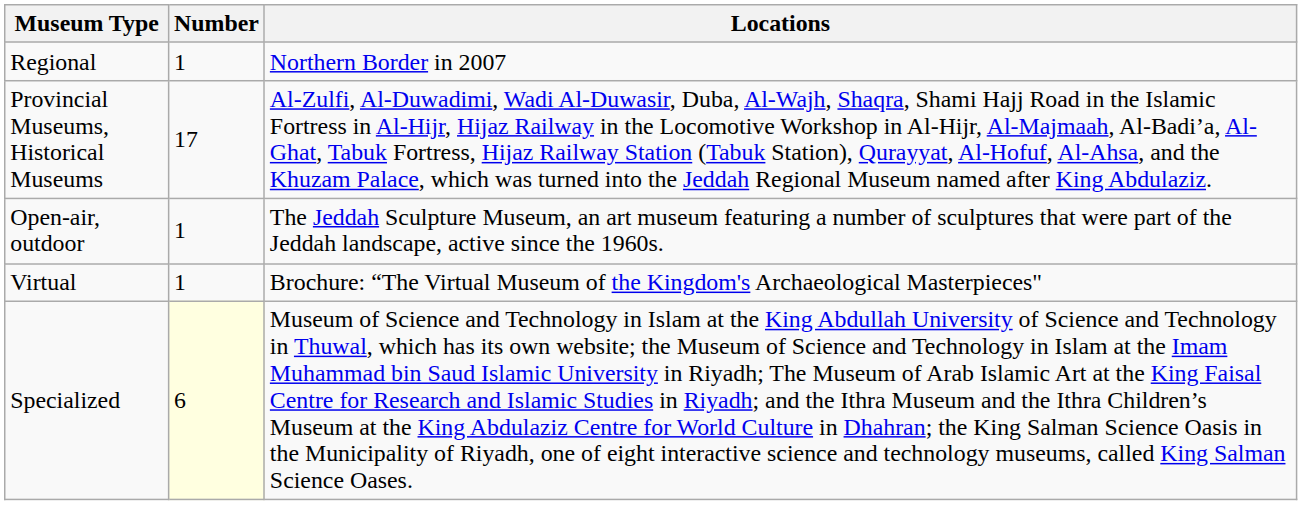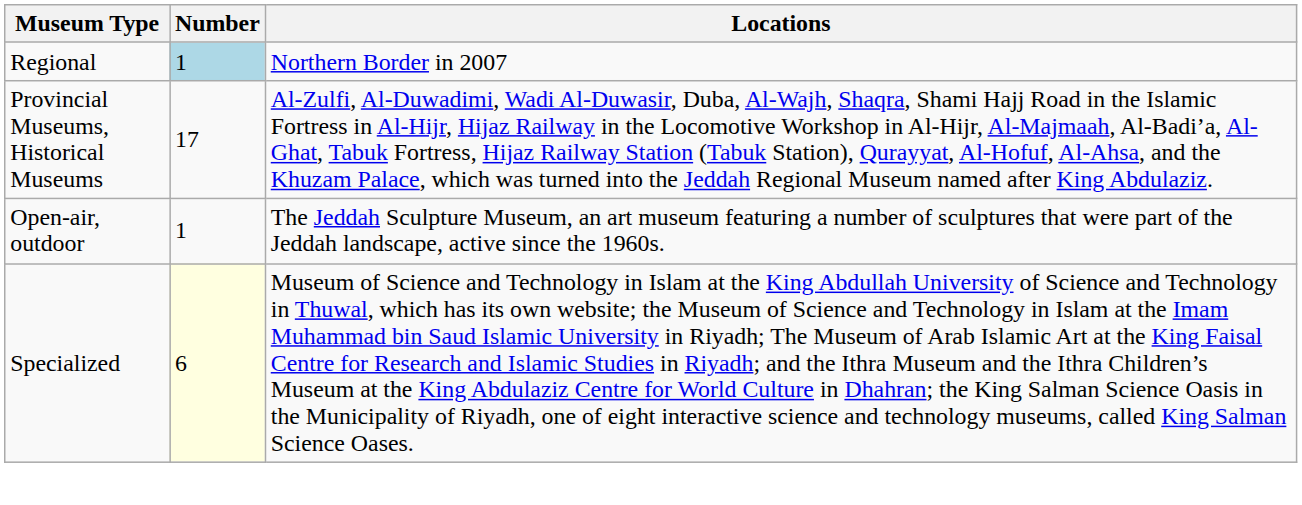(180, 61) no background -> (181, 61) lightblue background
- row: (43, 281)
